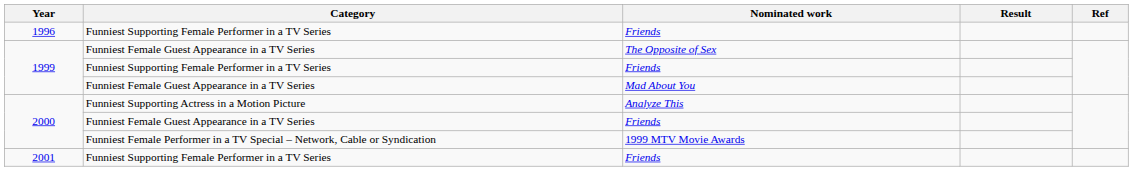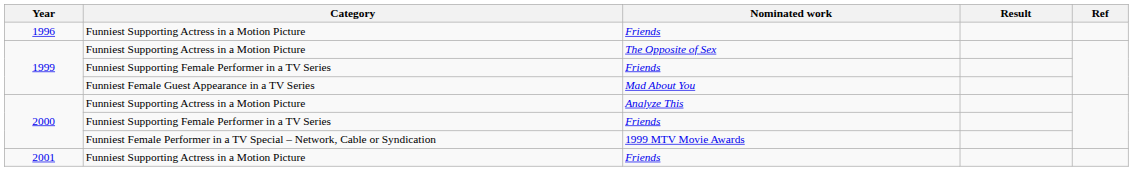(208, 31) Funniest Supporting Female Performer in a TV Series -> (195, 31) Funniest Supporting Actress in a Motion Picture
(200, 49) Funniest Female Guest Appearance in a TV Series -> (195, 49) Funniest Supporting Actress in a Motion Picture
(200, 121) Funniest Female Guest Appearance in a TV Series -> (208, 121) Funniest Supporting Female Performer in a TV Series
(208, 157) Funniest Supporting Female Performer in a TV Series -> (195, 157) Funniest Supporting Actress in a Motion Picture
